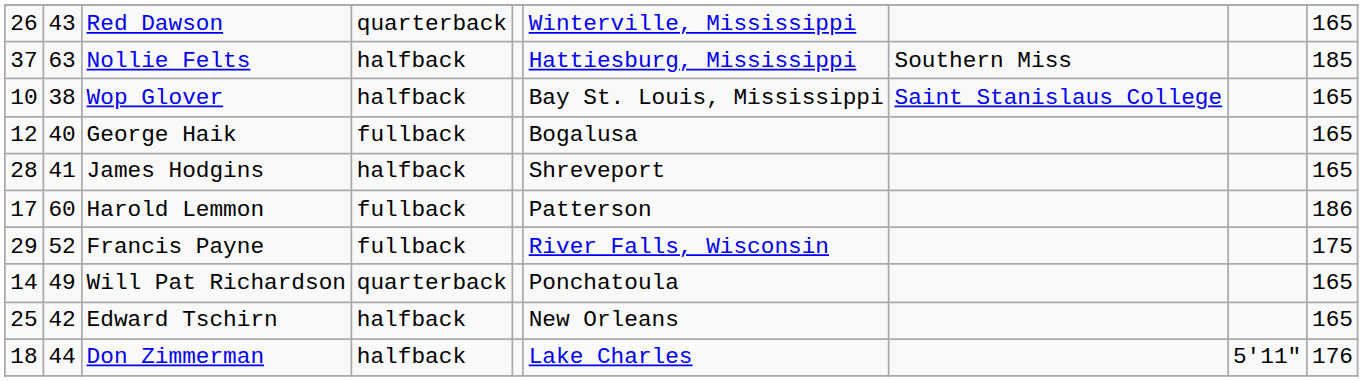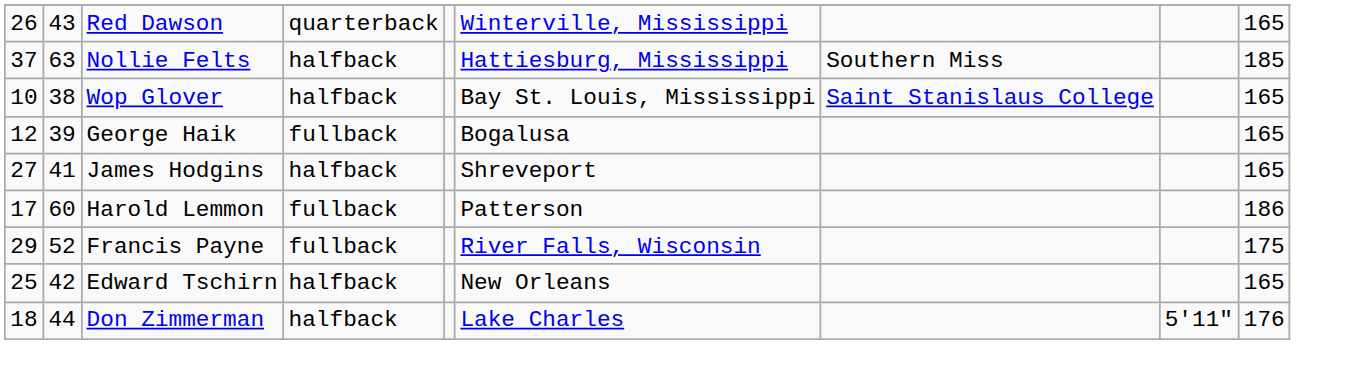(62, 135) 40 -> (62, 135) 39
(24, 172) 28 -> (24, 172) 27
- row: (216, 283)
